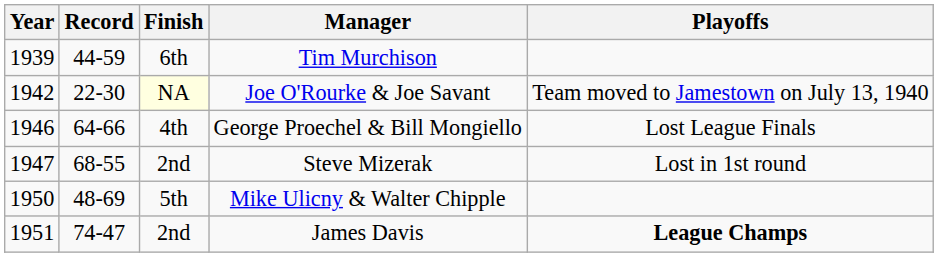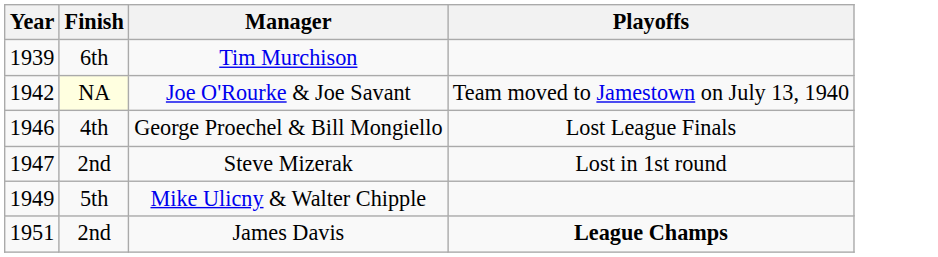- column: (99, 22)
(32, 198) 1950 -> (32, 198) 1949
